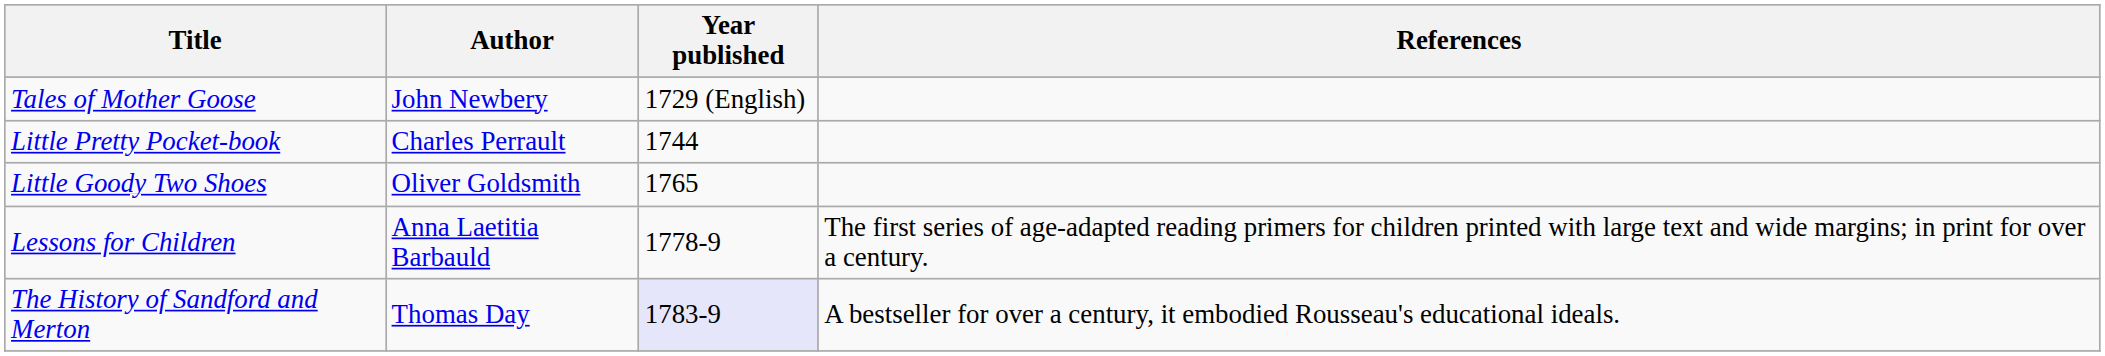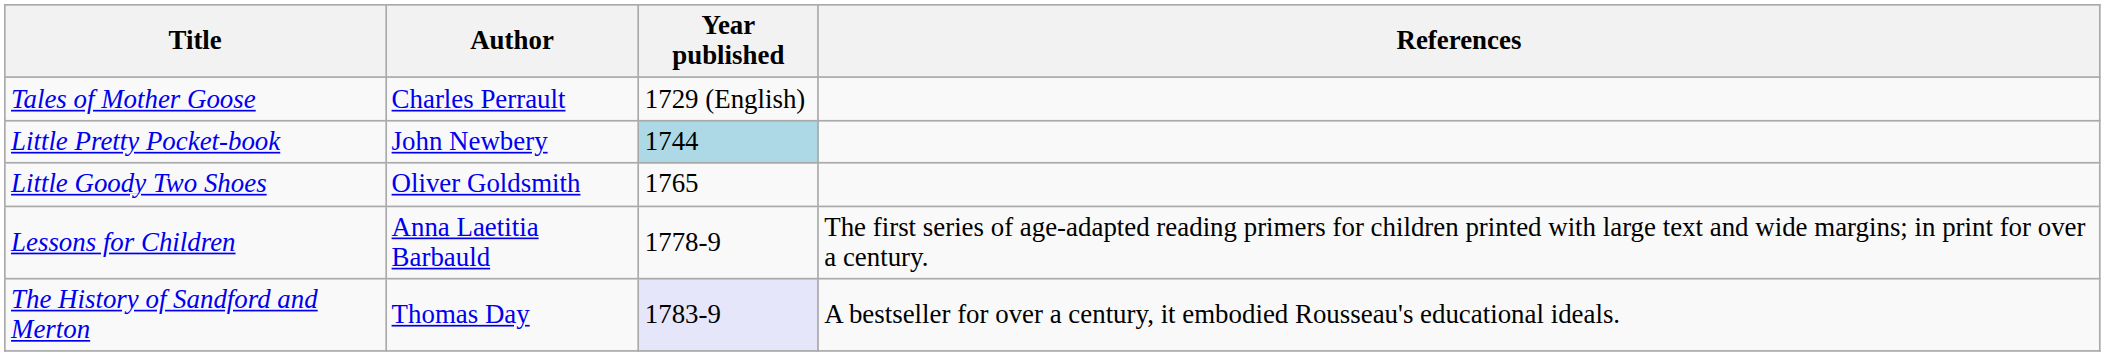(470, 98) John Newbery -> (479, 98) Charles Perrault
(479, 141) Charles Perrault -> (470, 141) John Newbery
(672, 141) no background -> (672, 141) lightblue background
